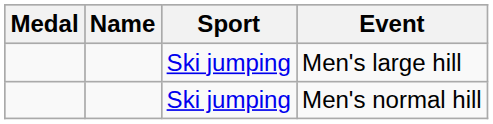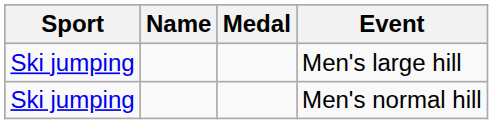columns swapped: (45, 24) <-> (229, 24)
